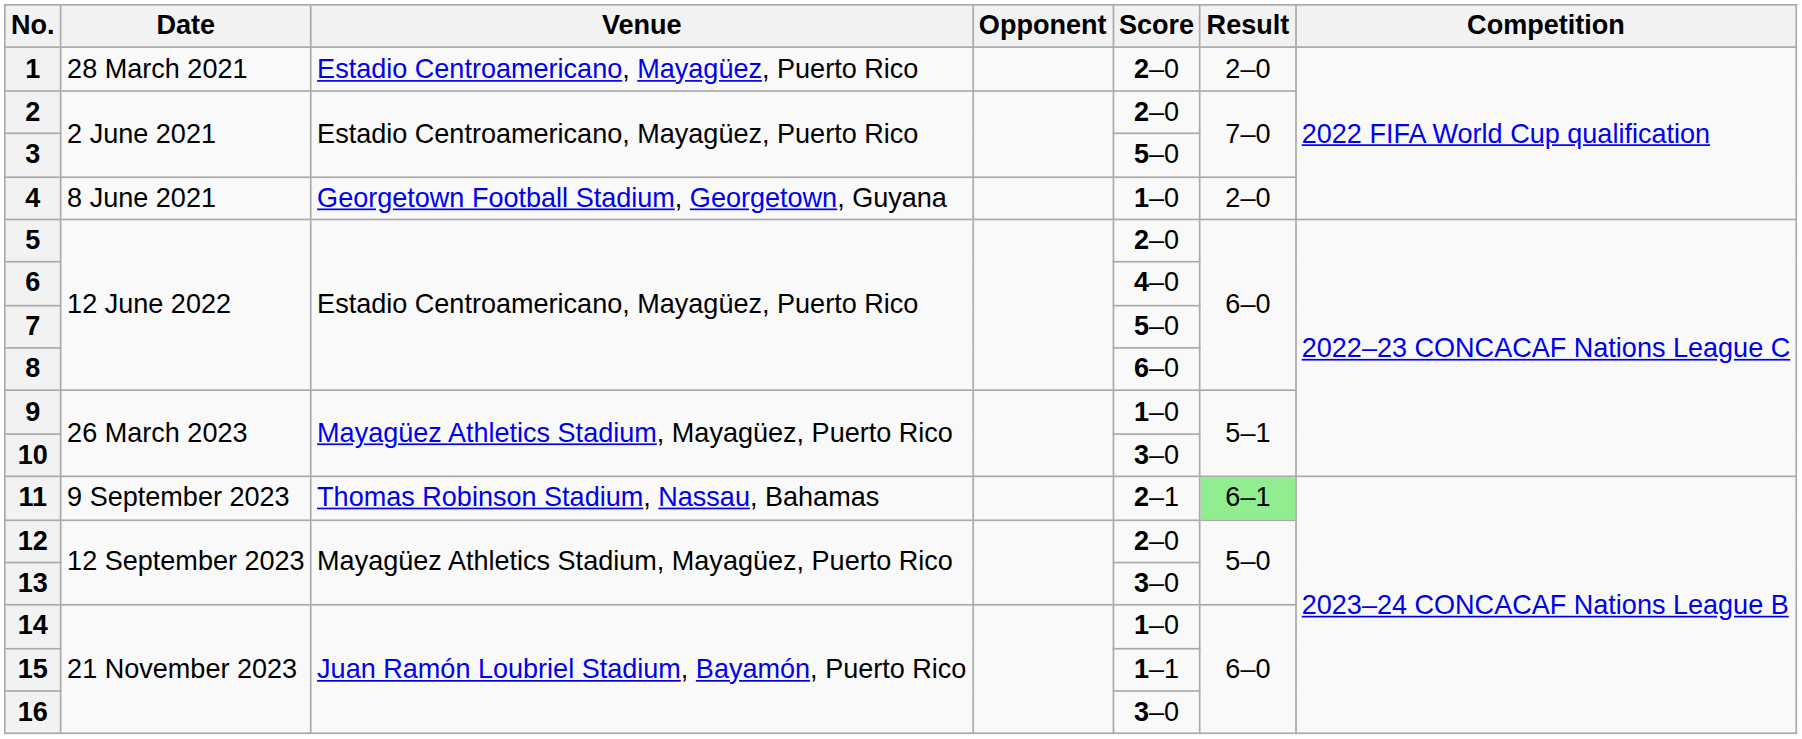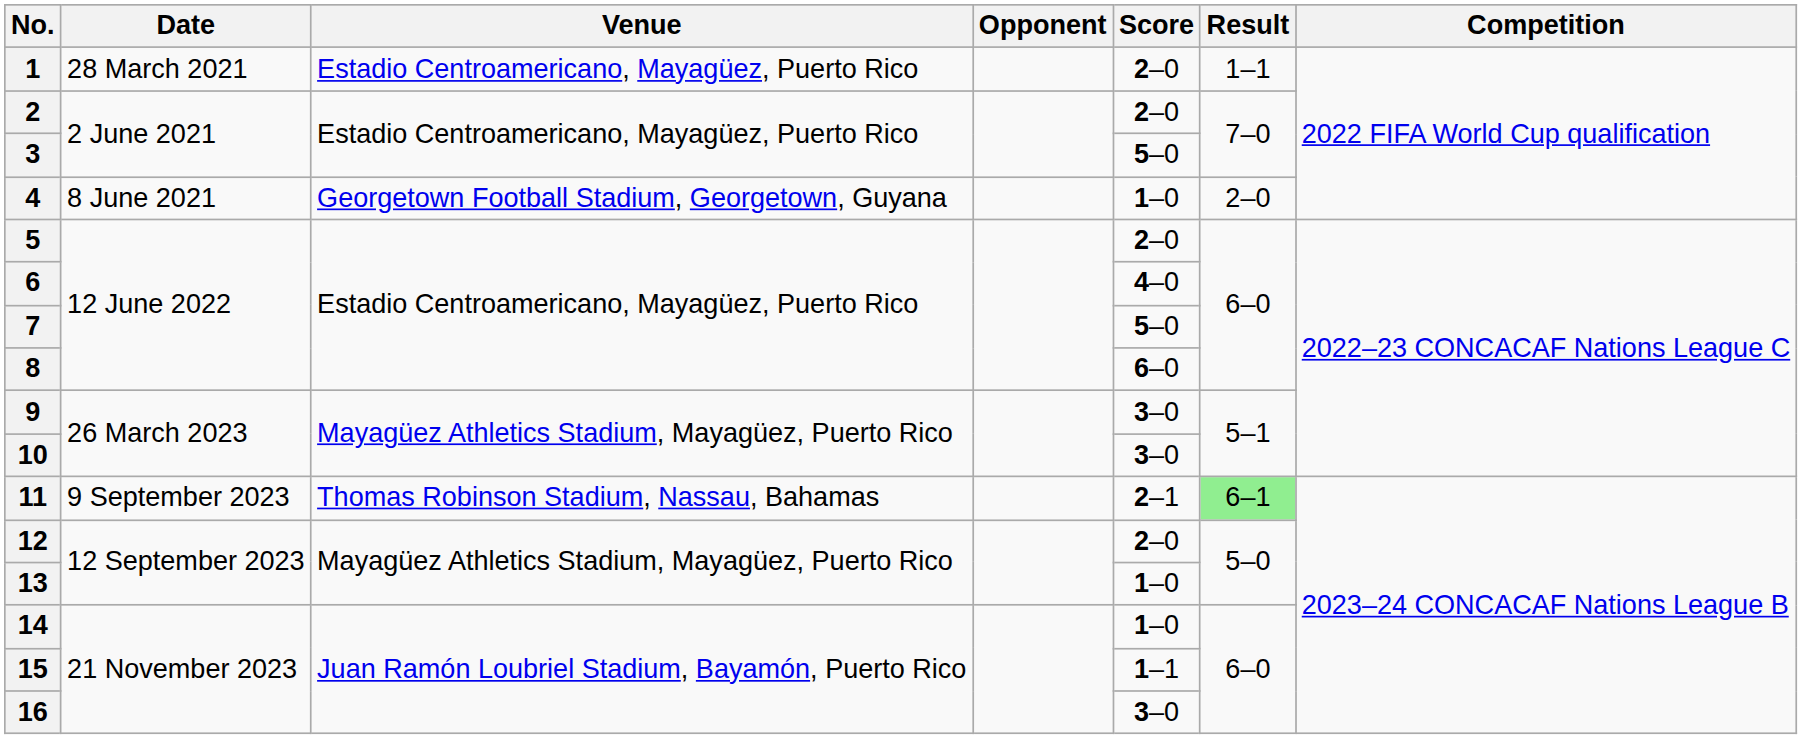(1248, 68) 2–0 -> (1248, 68) 1–1
(1157, 411) 1–0 -> (1157, 411) 3–0
(1157, 583) 3–0 -> (1157, 583) 1–0
